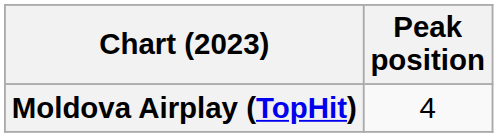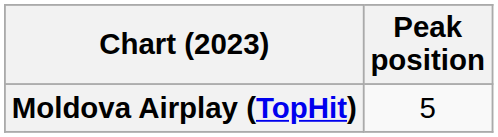(428, 107) 4 -> (428, 107) 5
